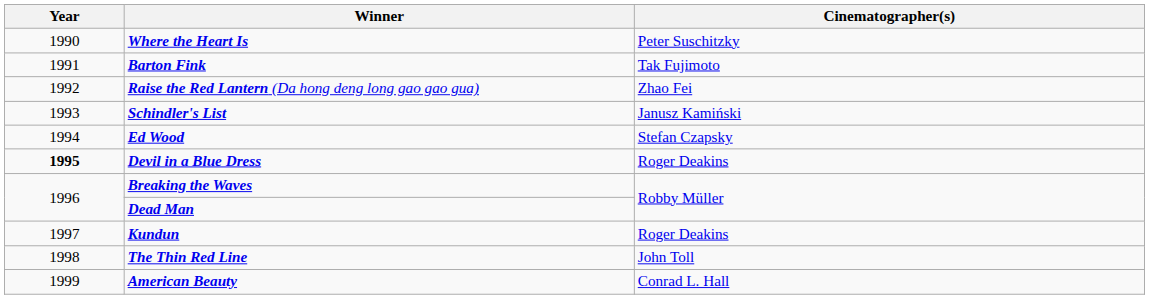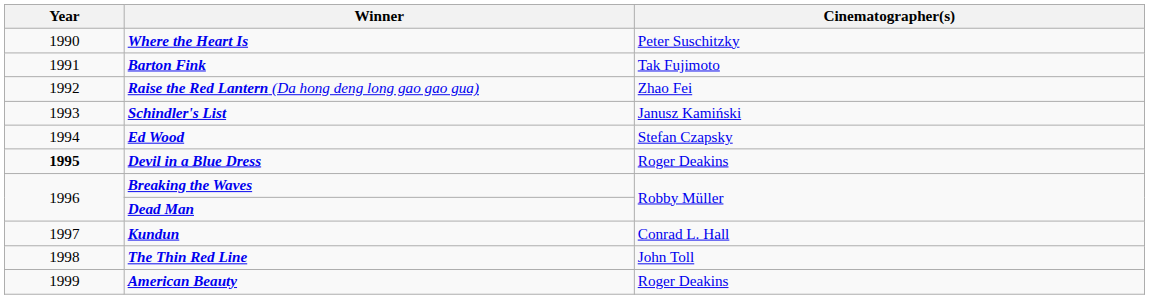(683, 233) Roger Deakins -> (684, 233) Conrad L. Hall
(684, 281) Conrad L. Hall -> (683, 281) Roger Deakins
